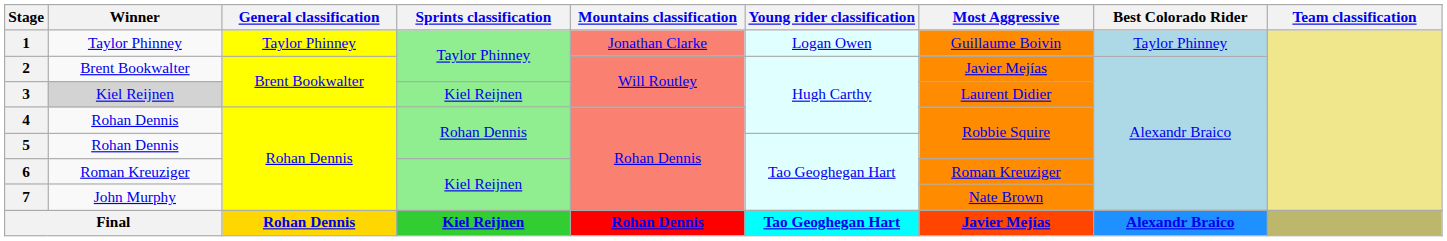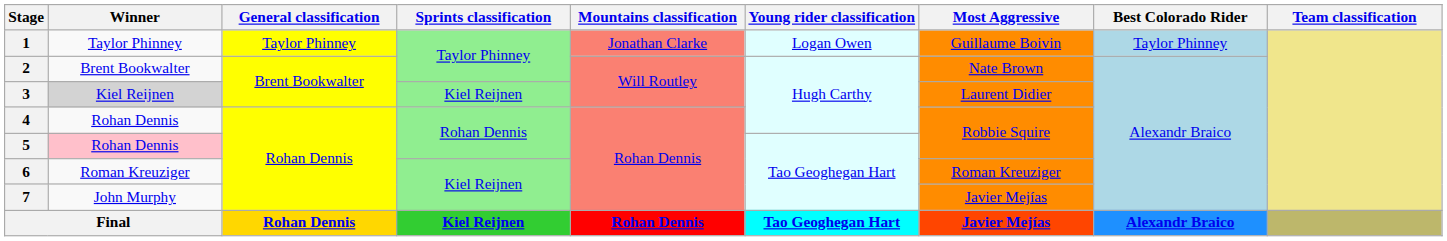(1006, 68) Javier Mejías -> (1006, 68) Nate Brown
(135, 145) no background -> (135, 145) pink background
(1006, 197) Nate Brown -> (1006, 197) Javier Mejías
